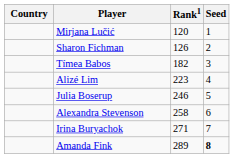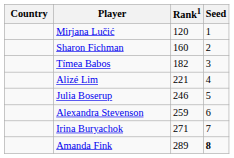(181, 47) 126 -> (181, 47) 160
(181, 80) 223 -> (181, 80) 221
(181, 112) 258 -> (181, 112) 259
